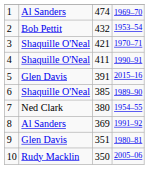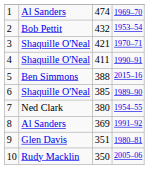(44, 76) Glen Davis -> (50, 76) Ben Simmons
(102, 76) 391 -> (102, 76) 388
